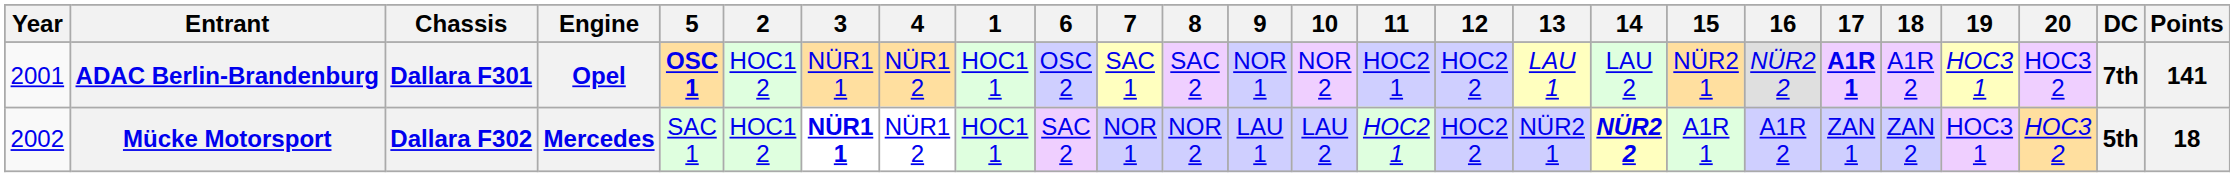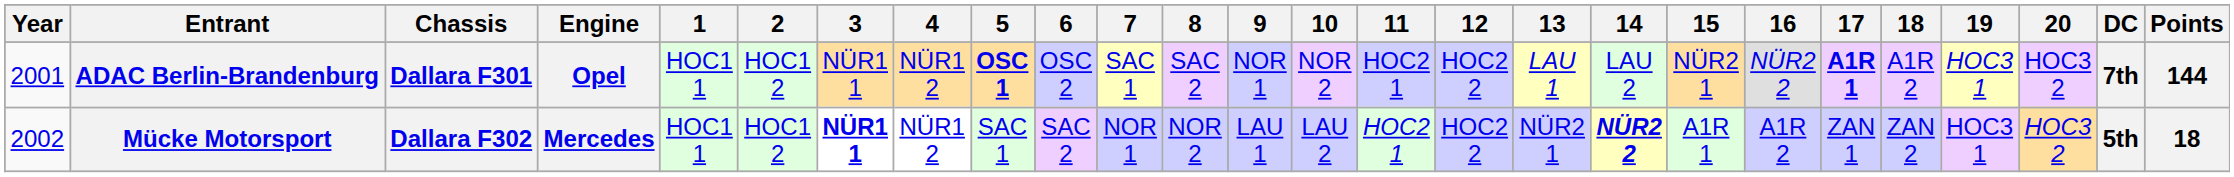columns swapped: (995, 23) <-> (692, 23)
(2187, 75) 141 -> (2187, 75) 144
